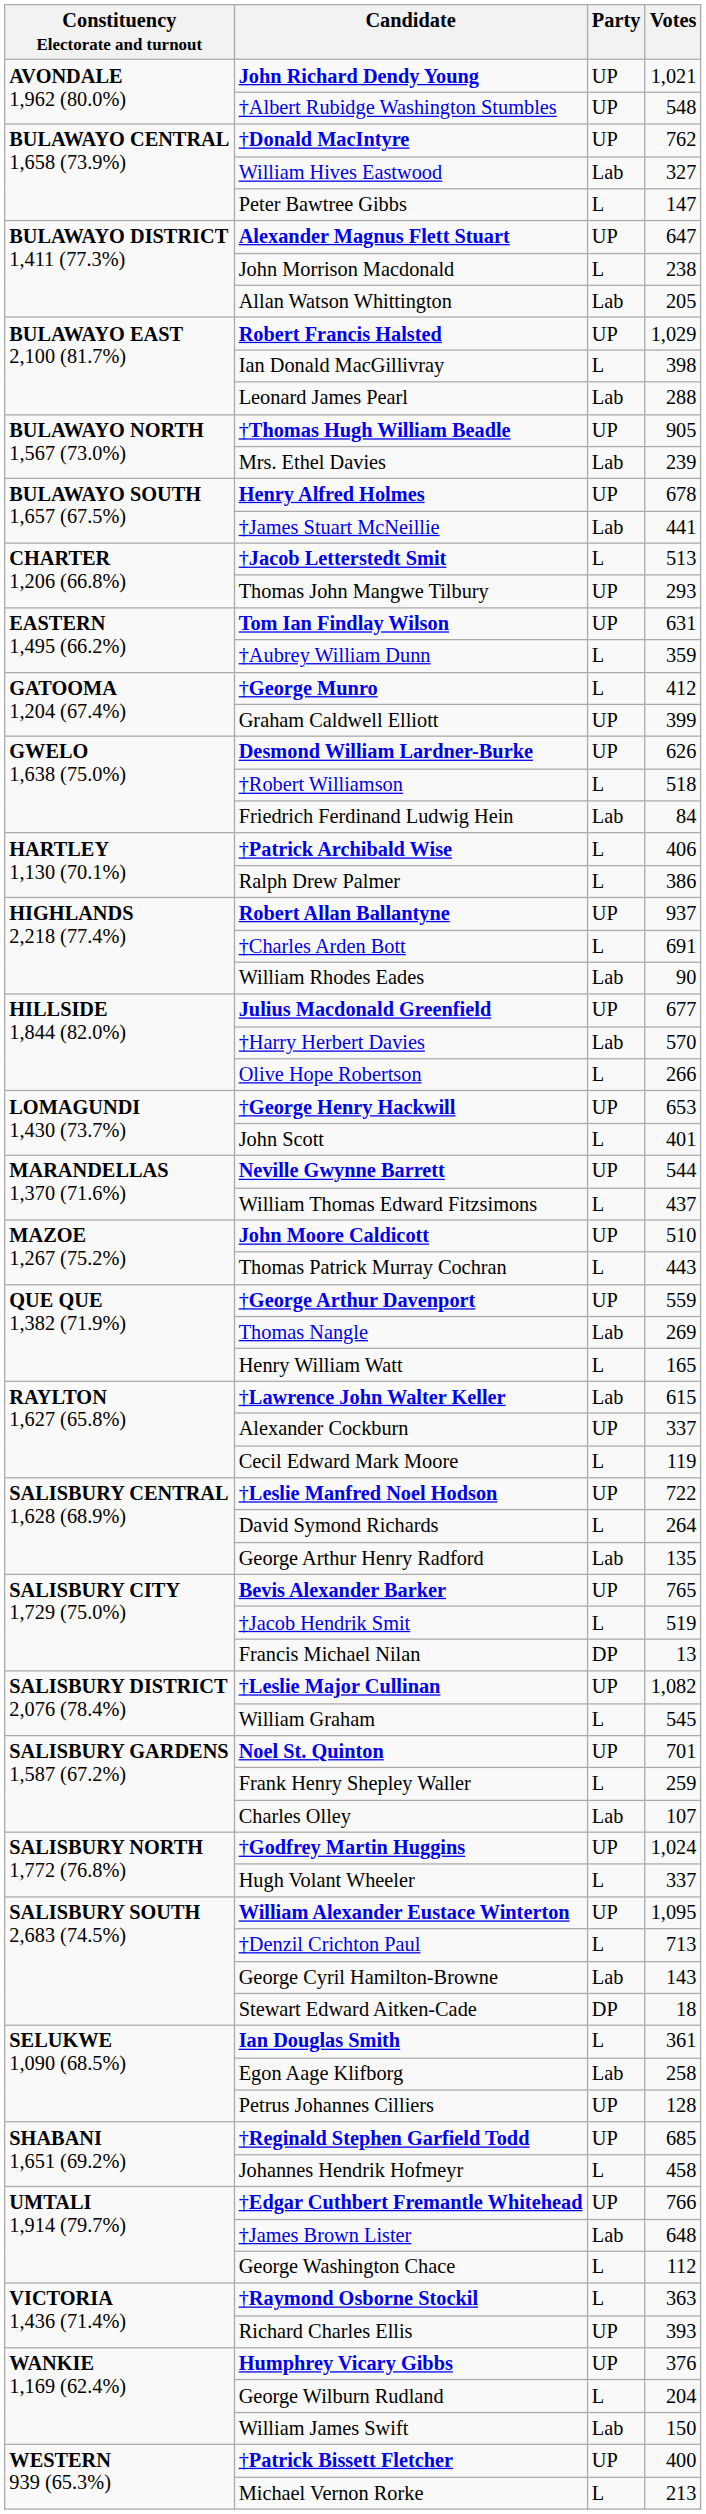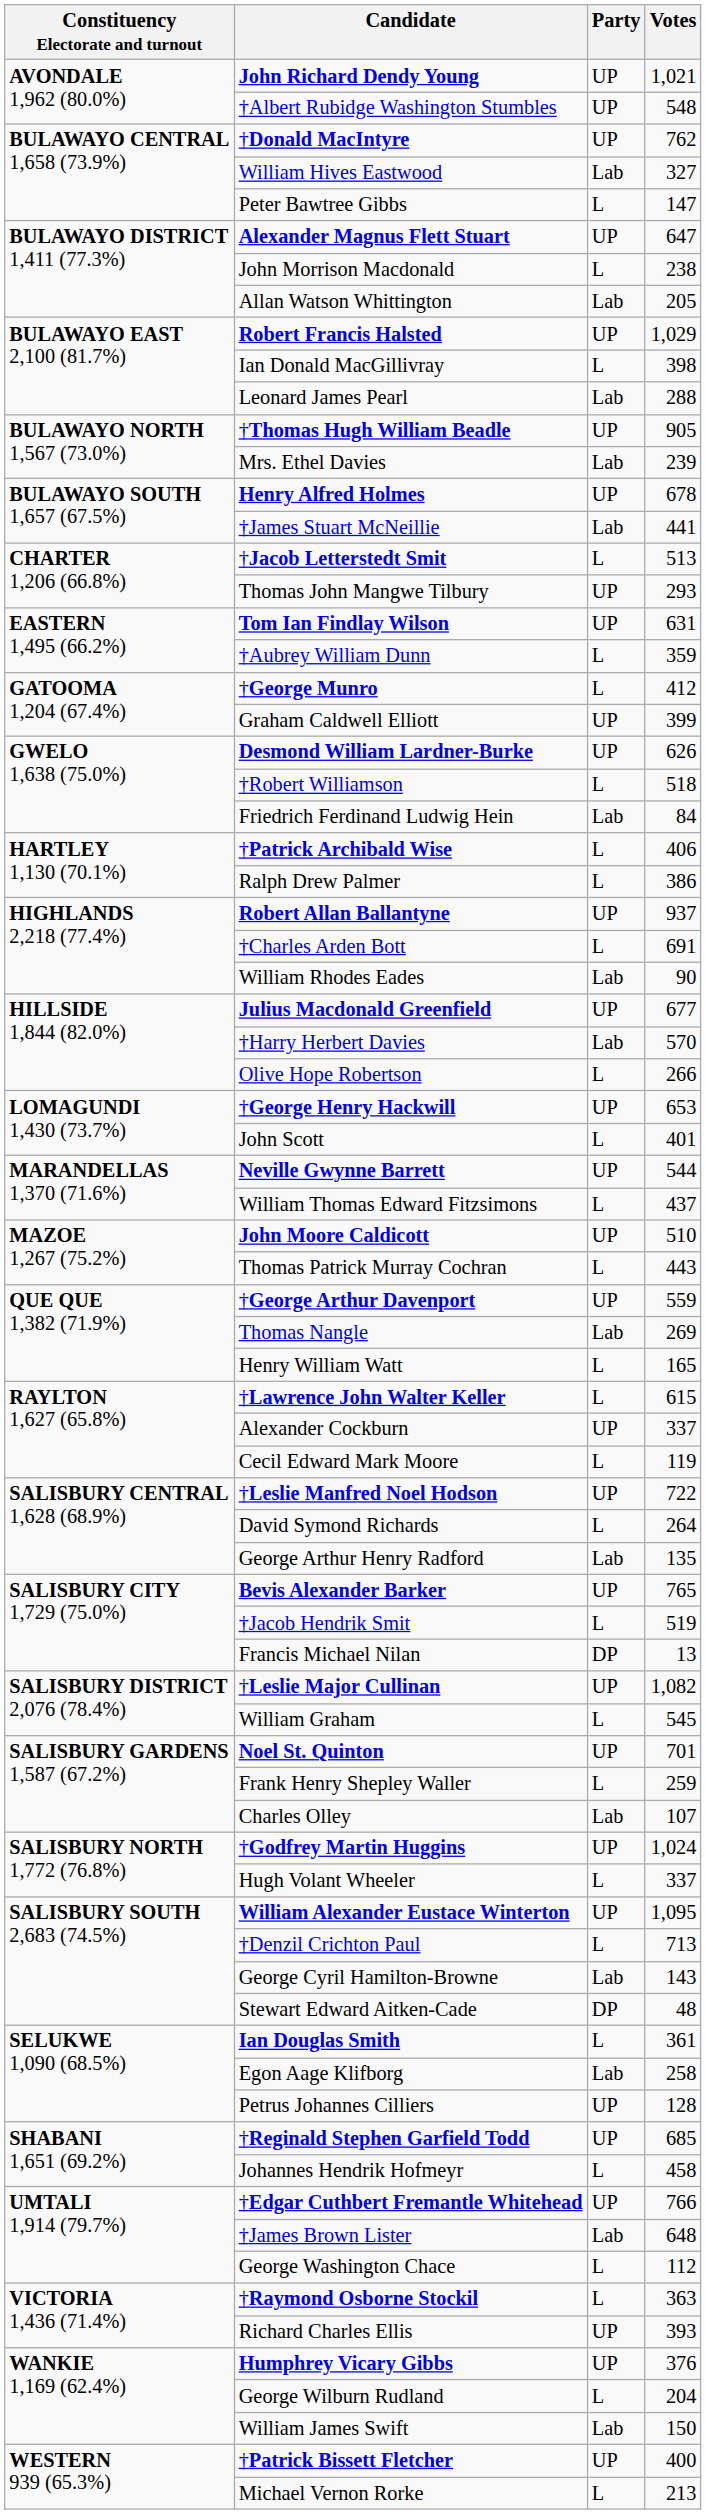(608, 1396) Lab -> (598, 1396) L
(686, 2009) 18 -> (686, 2009) 48
